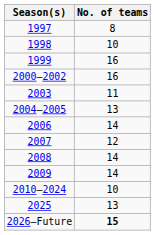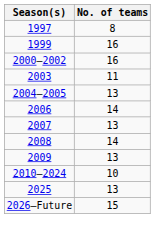- row: (39, 45)
(113, 141) 12 -> (113, 125) 13
(113, 173) 14 -> (113, 157) 13
(113, 222) bold -> (113, 206) normal
